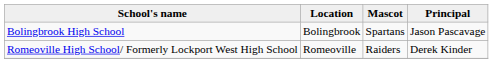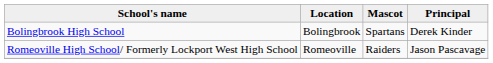(448, 31) Jason Pascavage -> (441, 31) Derek Kinder
(441, 49) Derek Kinder -> (448, 49) Jason Pascavage
